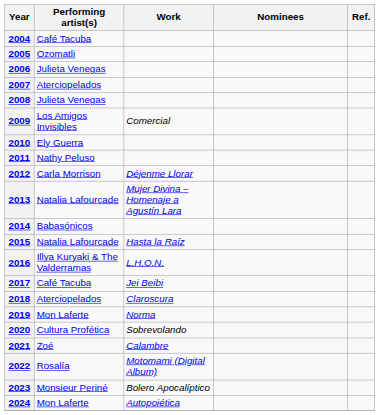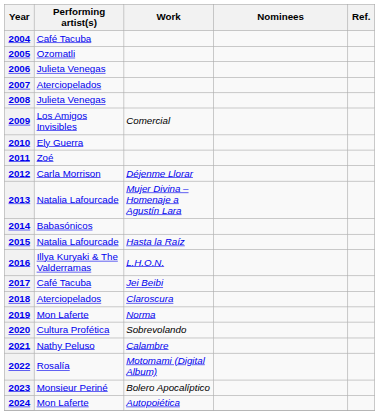(66, 158) Nathy Peluso -> (45, 158) Zoé
(45, 345) Zoé -> (66, 345) Nathy Peluso
